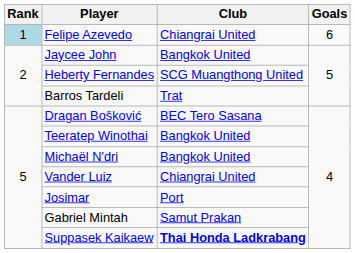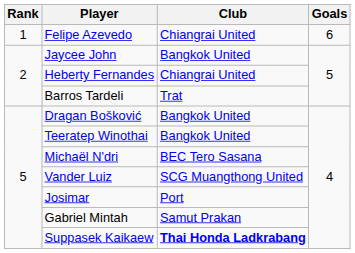(23, 34) lightblue background -> (23, 34) no background
(232, 75) SCG Muangthong United -> (208, 75) Chiangrai United
(211, 116) BEC Tero Sasana -> (205, 116) Bangkok United
(205, 156) Bangkok United -> (211, 156) BEC Tero Sasana
(208, 177) Chiangrai United -> (232, 177) SCG Muangthong United
